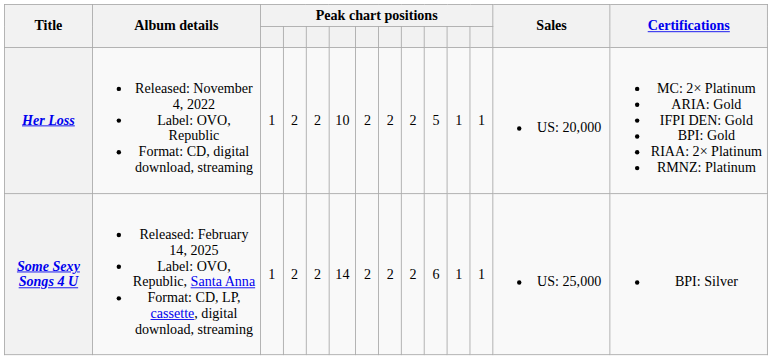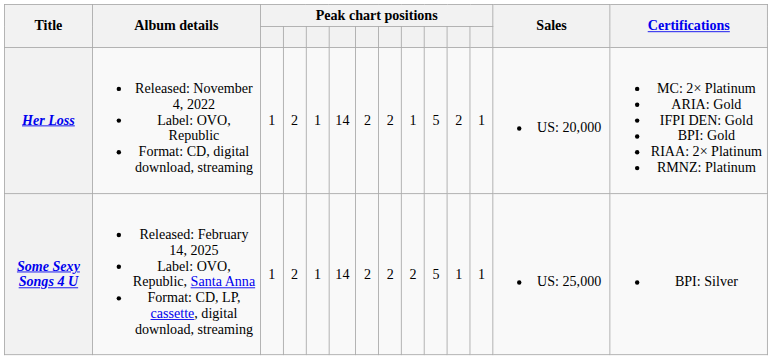(317, 120) 2 -> (317, 120) 1
(342, 120) 10 -> (342, 120) 14
(413, 120) 2 -> (413, 120) 1
(459, 120) 1 -> (459, 120) 2
(317, 273) 2 -> (317, 273) 1
(436, 273) 6 -> (436, 273) 5
